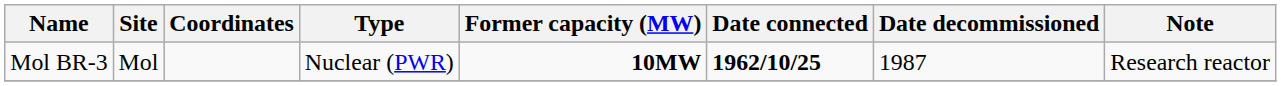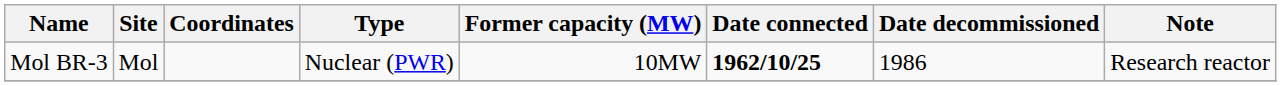(666, 61) bold -> (668, 61) normal
(903, 61) 1987 -> (903, 61) 1986
